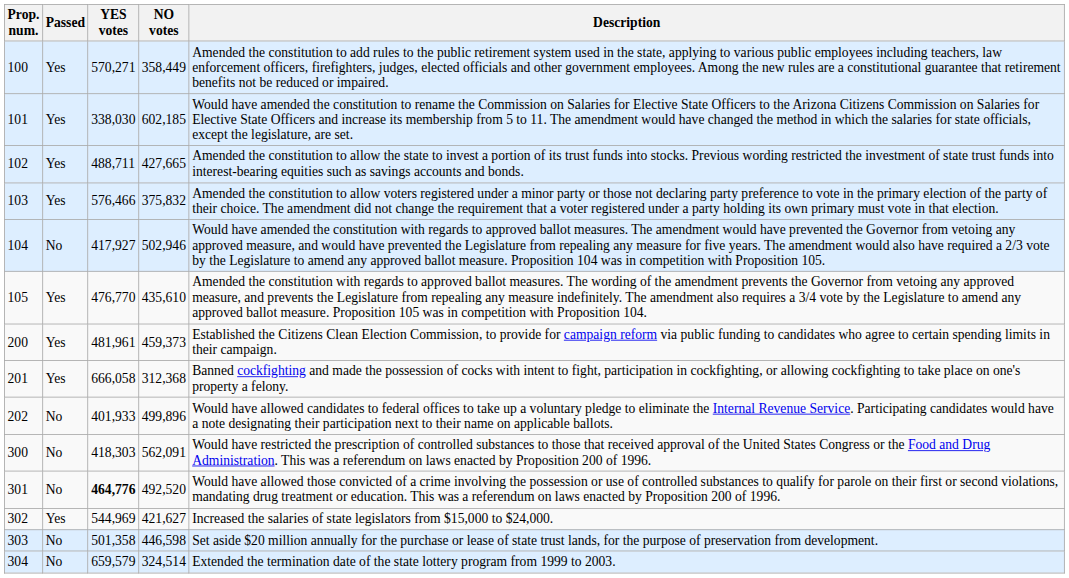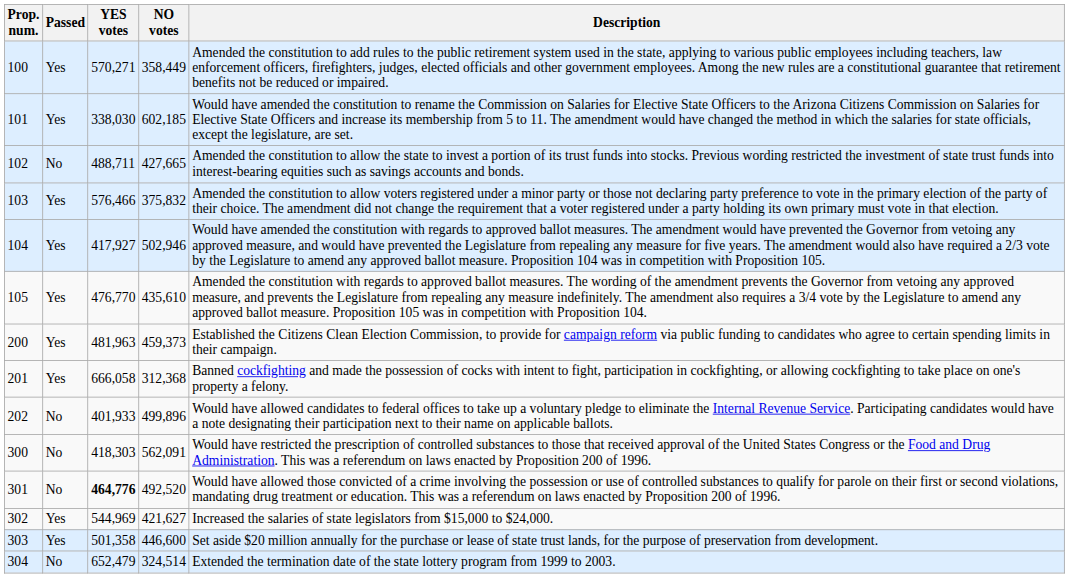(56, 164) Yes -> (54, 164) No
(54, 245) No -> (56, 245) Yes
(113, 342) 481,961 -> (113, 342) 481,963
(54, 540) No -> (56, 540) Yes
(164, 540) 446,598 -> (164, 540) 446,600
(113, 562) 659,579 -> (113, 562) 652,479
